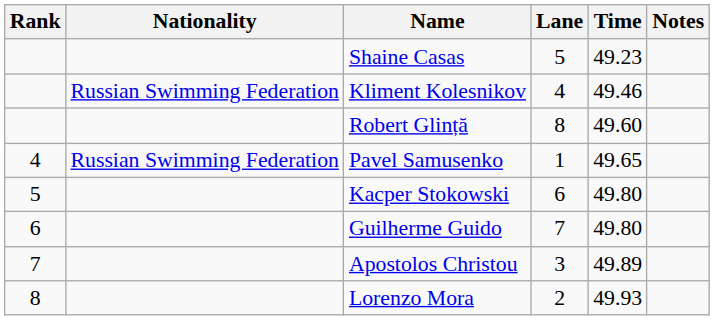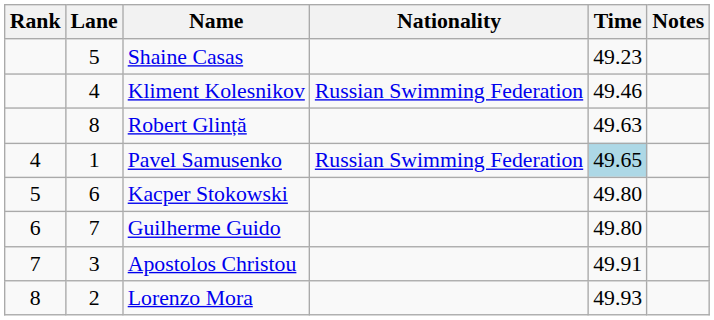columns swapped: (560, 21) <-> (205, 21)
(618, 125) 49.60 -> (618, 125) 49.63
(618, 159) no background -> (618, 159) lightblue background
(618, 263) 49.89 -> (618, 263) 49.91
